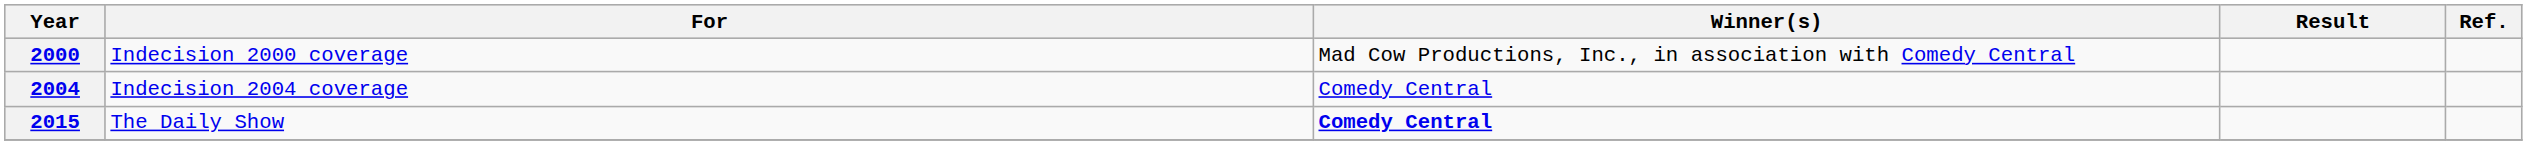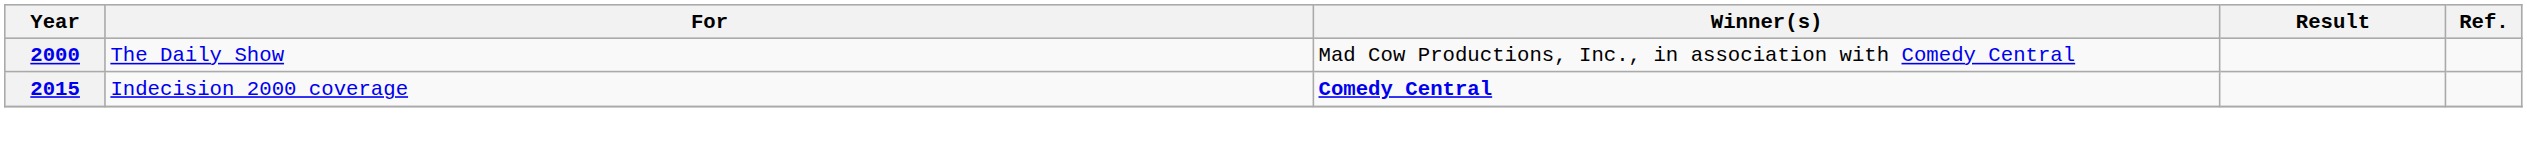(259, 55) Indecision 2000 coverage -> (197, 55) The Daily Show
- row: (55, 89)
(197, 123) The Daily Show -> (259, 89) Indecision 2000 coverage
